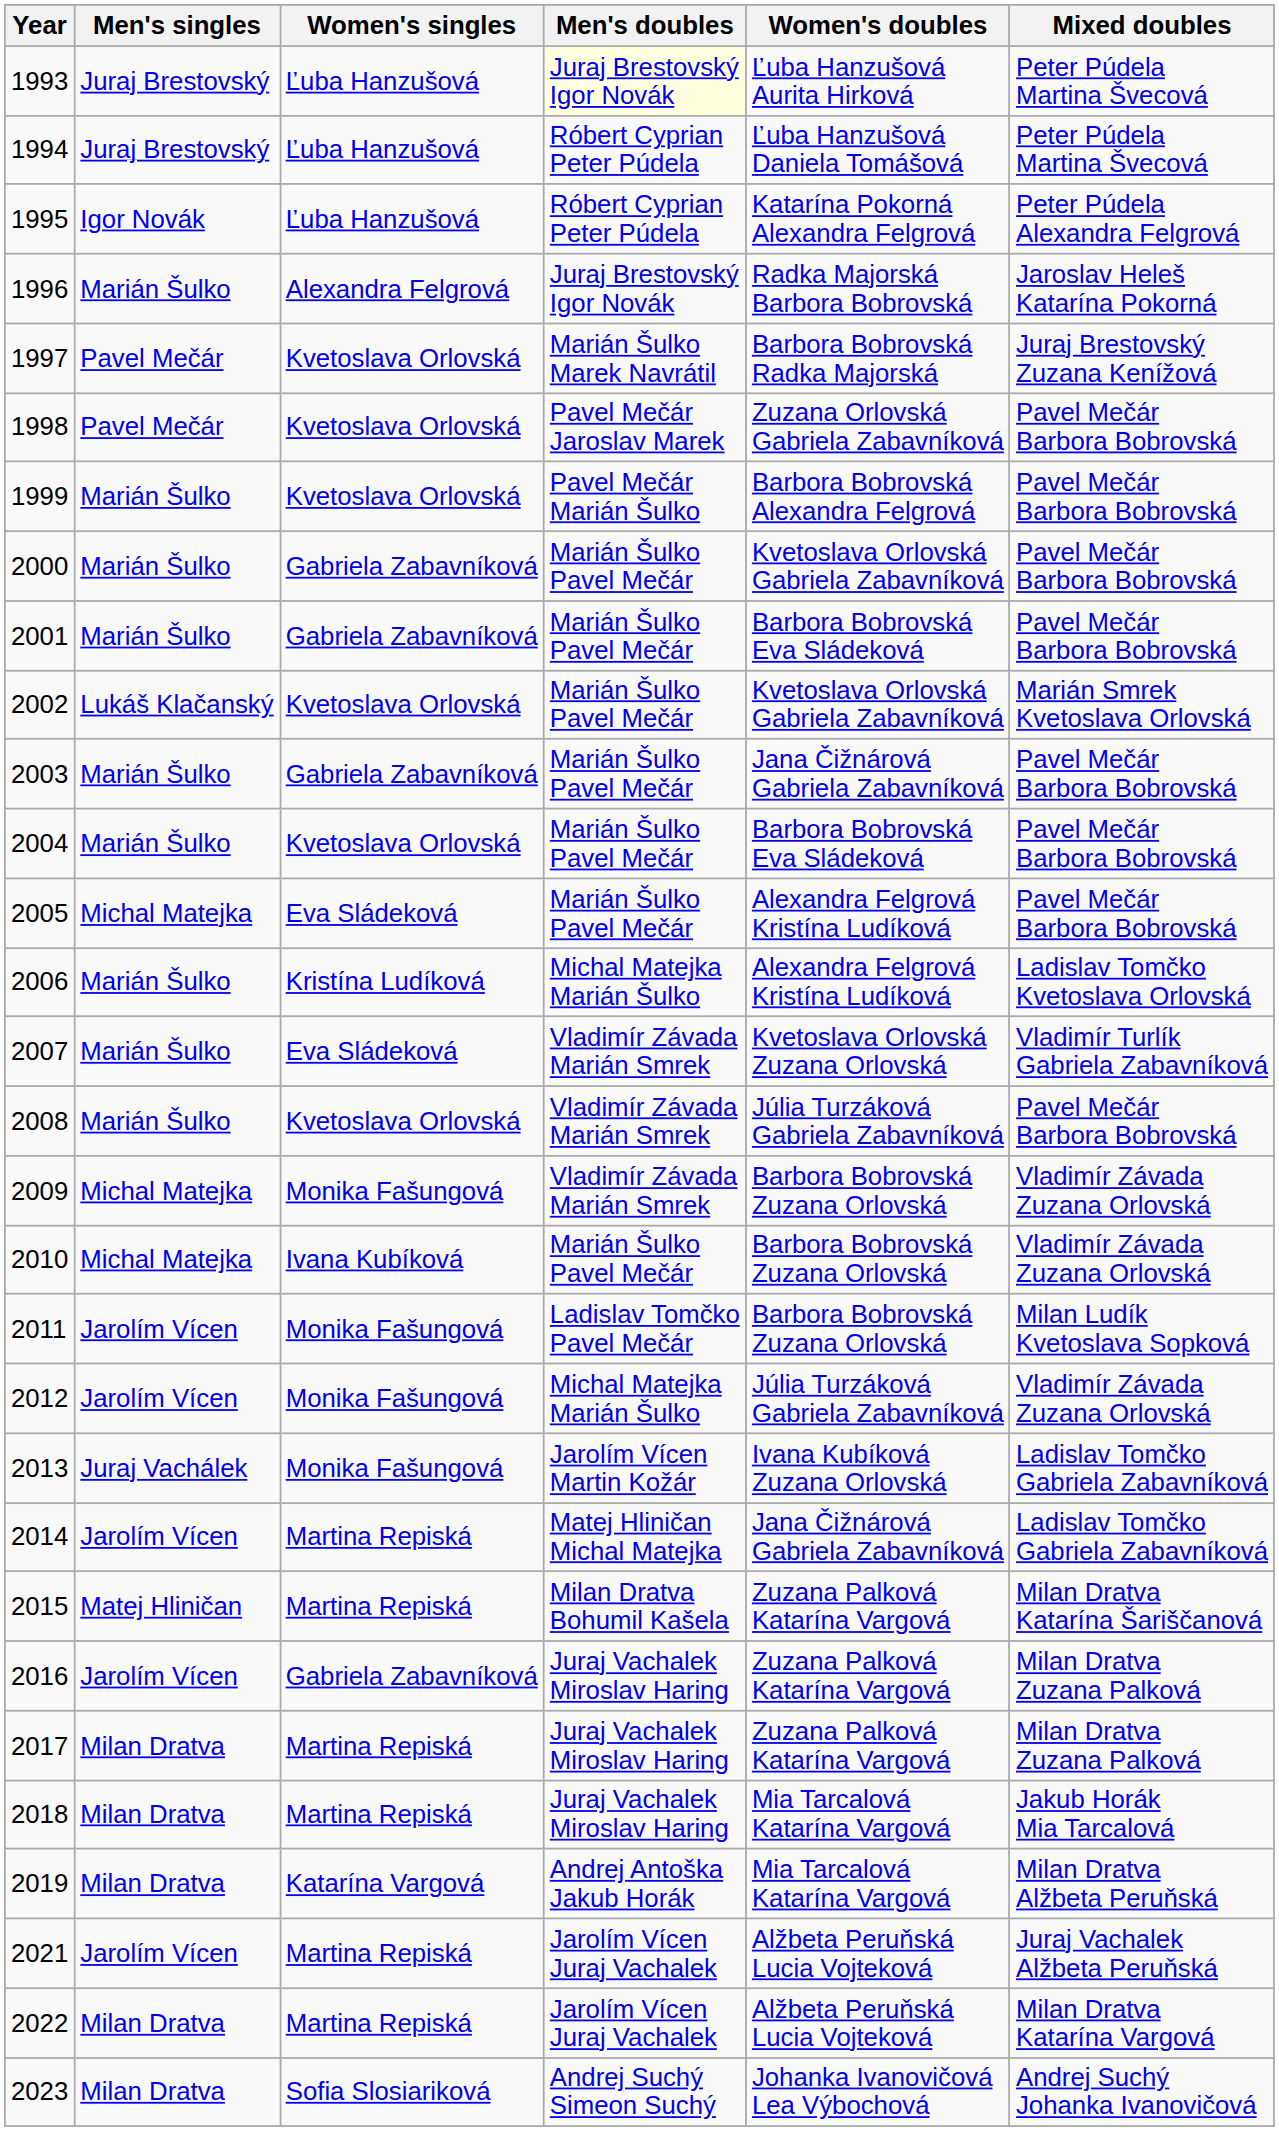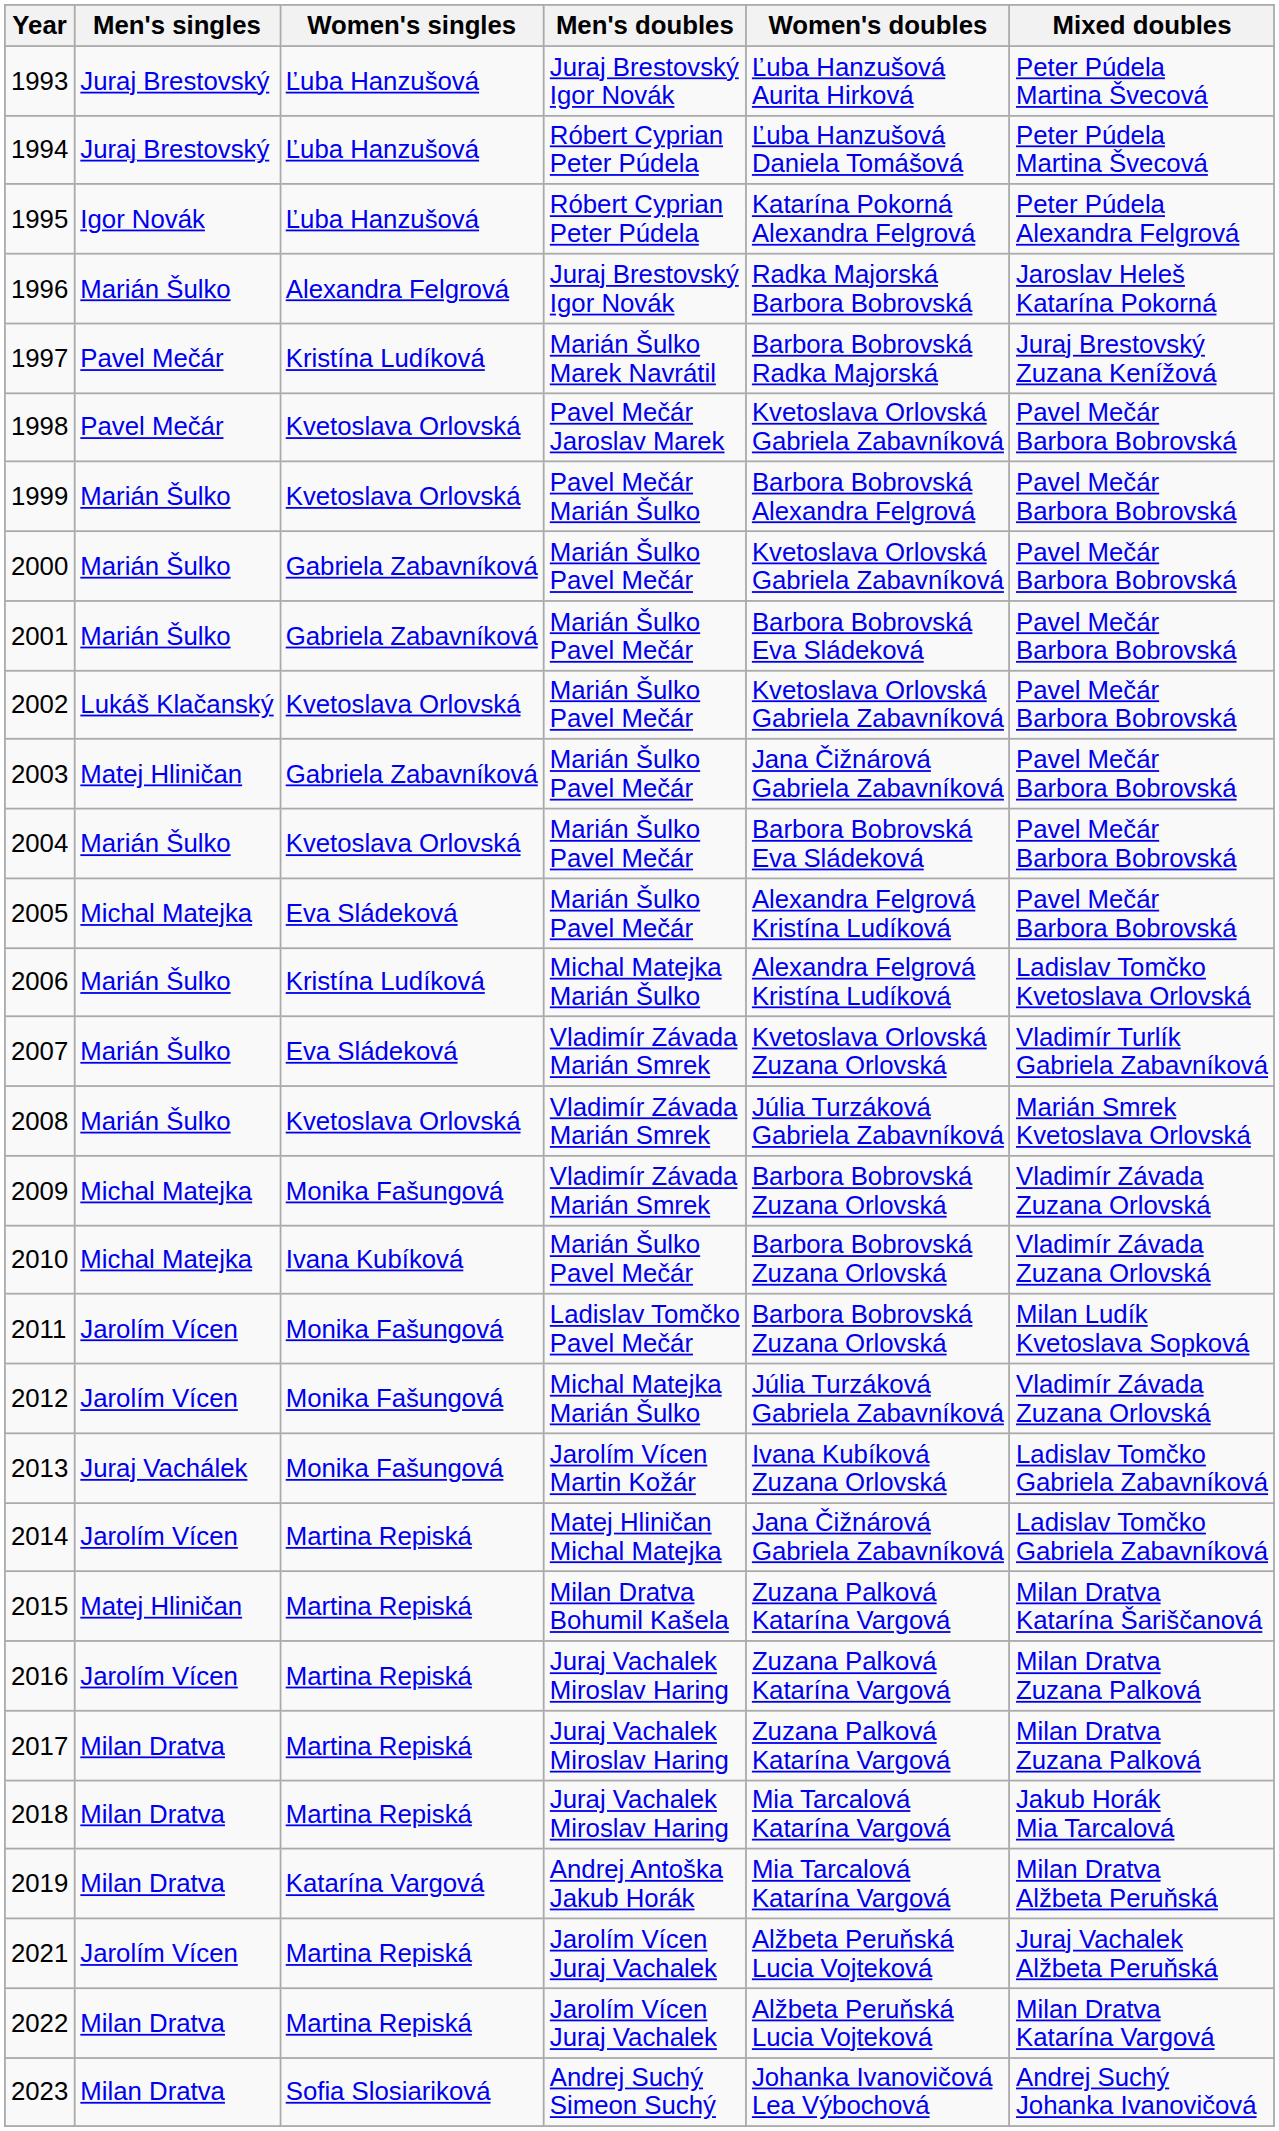(644, 81) lightyellow background -> (644, 81) no background
(403, 358) Kvetoslava Orlovská -> (385, 358) Kristína Ludíková
(878, 428) Zuzana Orlovská Gabriela Zabavníková -> (878, 428) Kvetoslava Orlovská Gabriela Zabavníková
(1133, 705) Marián Smrek Kvetoslava Orlovská -> (1126, 705) Pavel Mečár Barbora Bobrovská
(155, 774) Marián Šulko -> (161, 774) Matej Hliničan
(1126, 1121) Pavel Mečár Barbora Bobrovská -> (1133, 1121) Marián Smrek Kvetoslava Orlovská
(412, 1676) Gabriela Zabavníková -> (379, 1676) Martina Repiská
